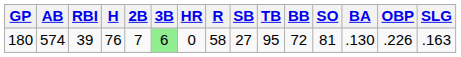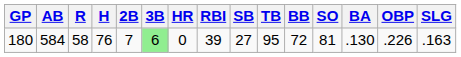columns swapped: (218, 16) <-> (85, 16)
(53, 40) 574 -> (53, 40) 584
